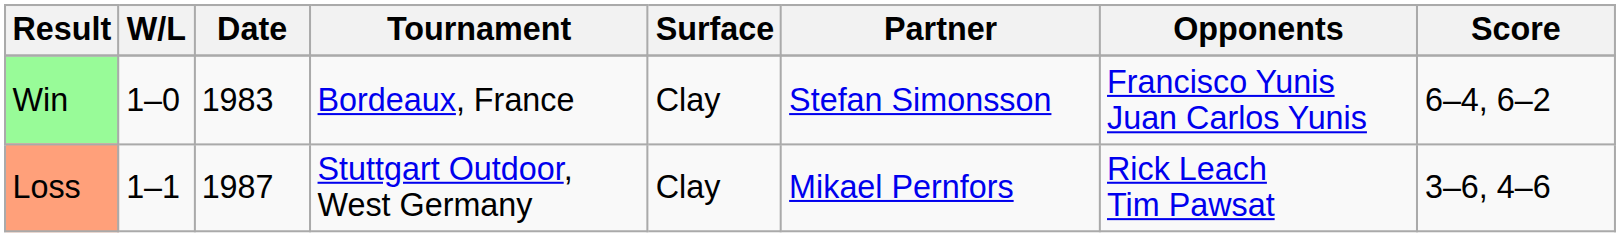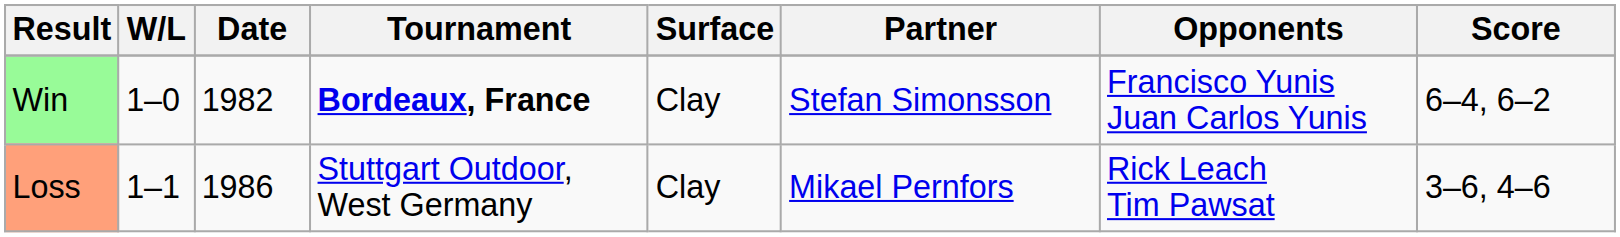(238, 99) 1983 -> (238, 99) 1982
(446, 99) normal -> (454, 99) bold
(238, 187) 1987 -> (238, 187) 1986
